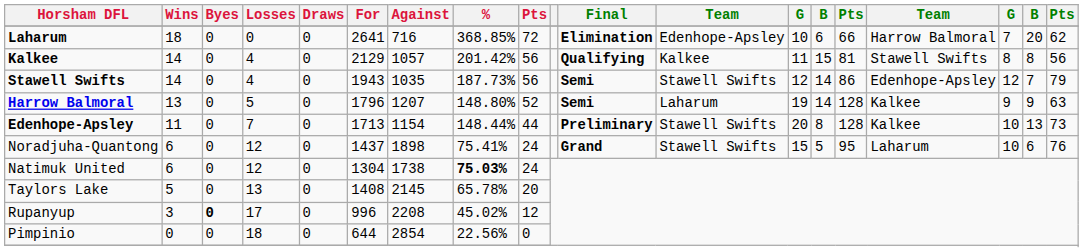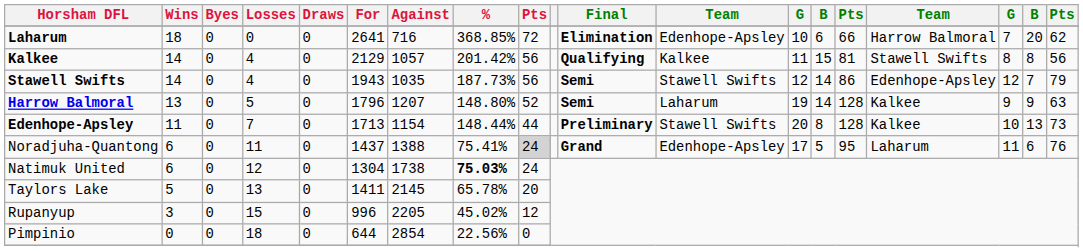(254, 147) 12 -> (254, 147) 11
(408, 147) 1898 -> (408, 147) 1388
(530, 147) no background -> (530, 147) lightgrey background
(718, 147) Stawell Swifts -> (722, 147) Edenhope-Apsley
(800, 147) 15 -> (800, 147) 17
(1011, 147) 10 -> (1011, 147) 11
(368, 191) 1408 -> (368, 191) 1411
(210, 213) bold -> (210, 213) normal
(254, 213) 17 -> (254, 213) 15
(408, 213) 2208 -> (408, 213) 2205
